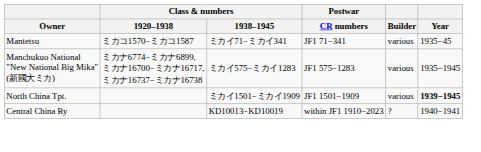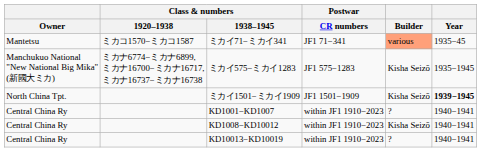(401, 41) no background -> (401, 41) lightsalmon background
(401, 69) various -> (409, 69) Kisha Seizō
(401, 96) various -> (409, 96) Kisha Seizō
+ row: (241, 111)
+ row: (244, 125)
